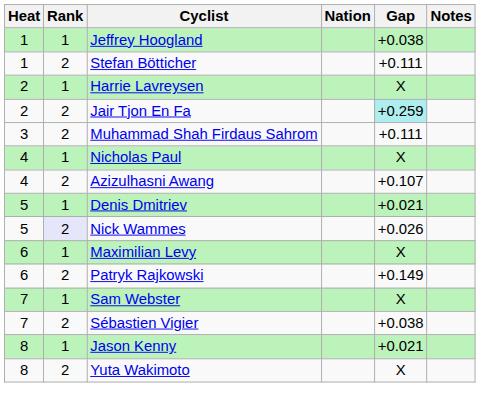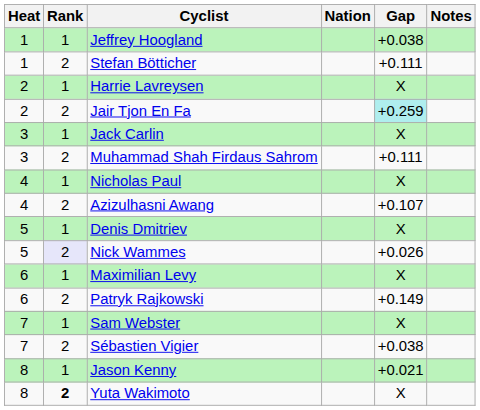+ row: (127, 134)
(401, 205) +0.021 -> (401, 228) X
(65, 370) normal -> (65, 393) bold
